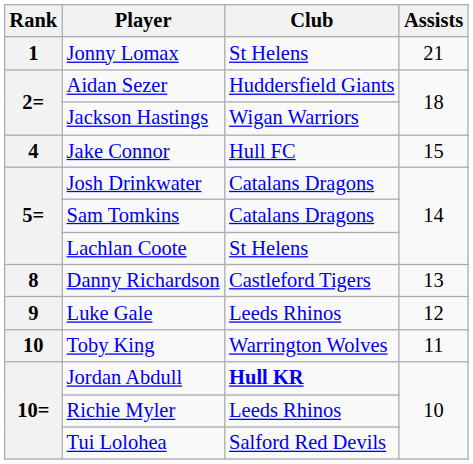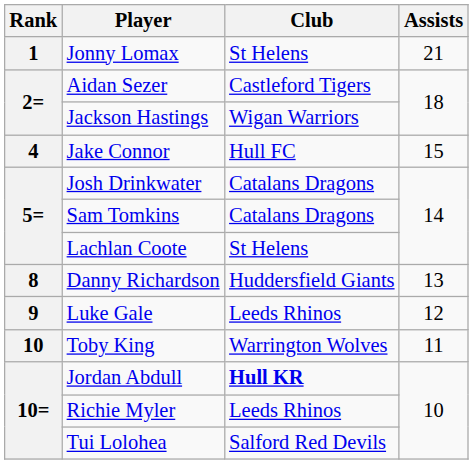(312, 85) Huddersfield Giants -> (300, 85) Castleford Tigers
(300, 280) Castleford Tigers -> (312, 280) Huddersfield Giants
